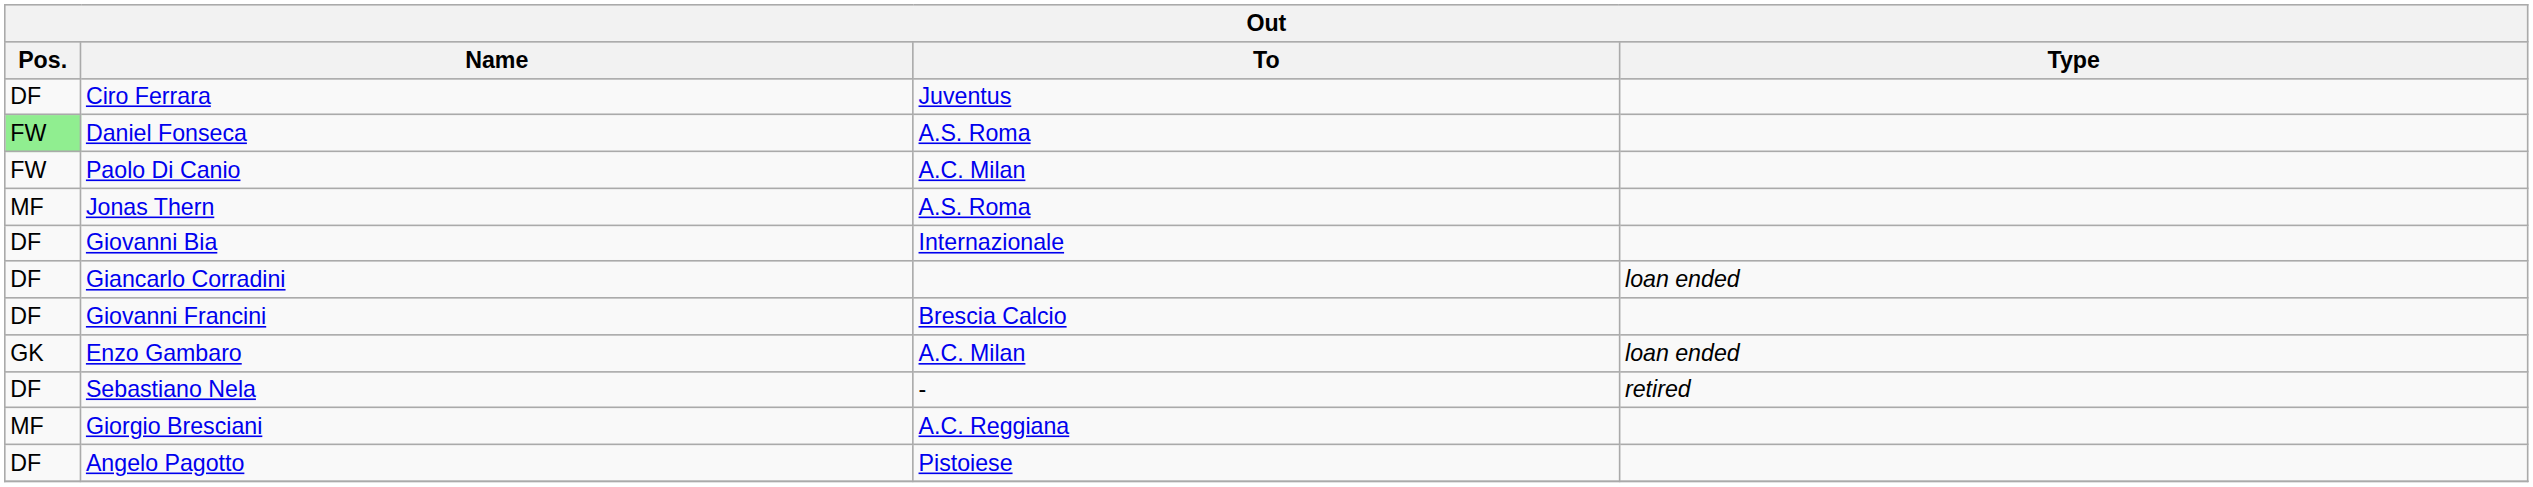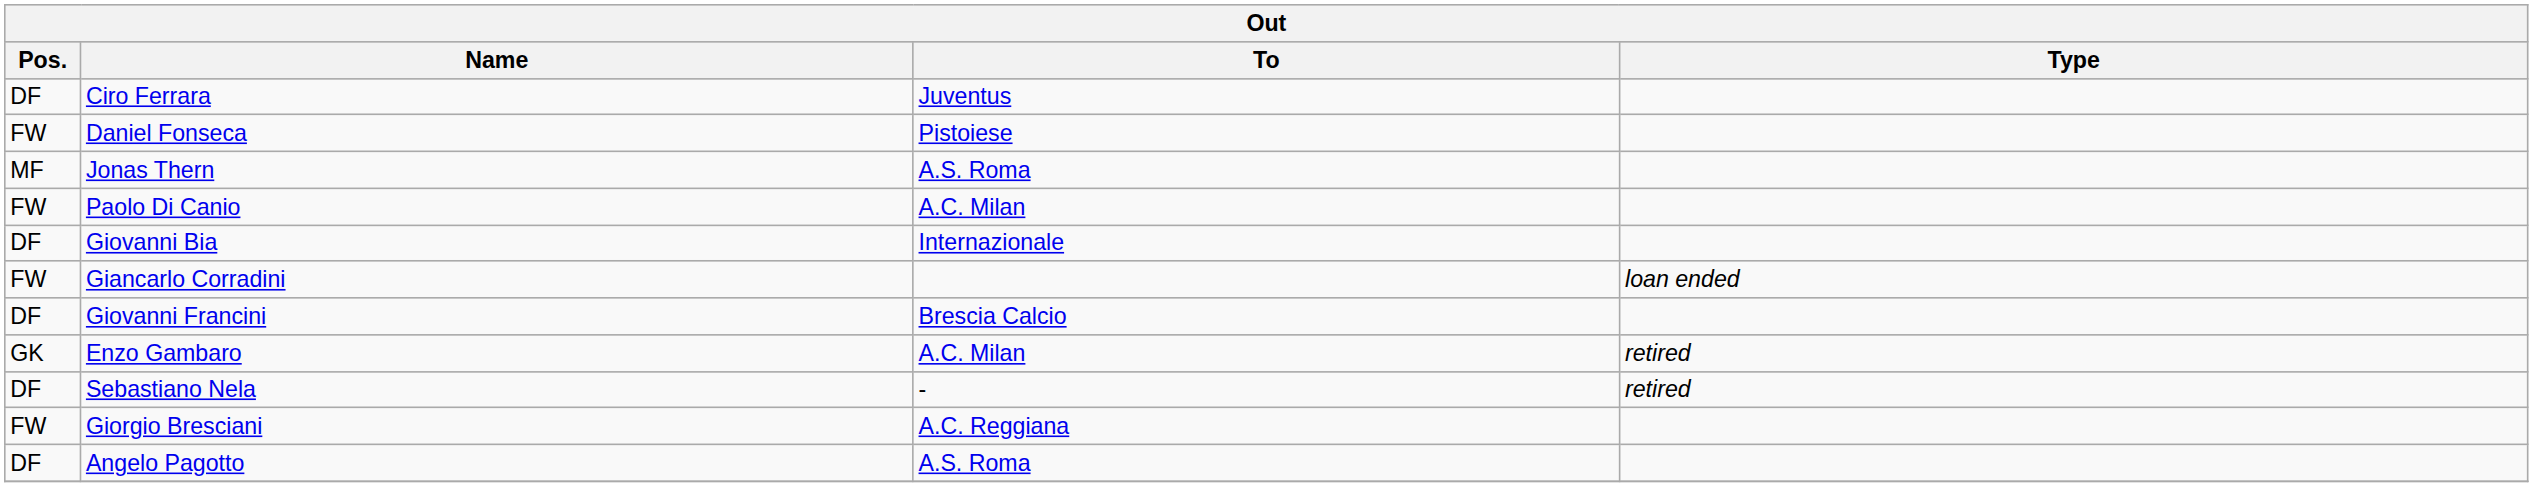(28, 133) lightgreen background -> (28, 133) no background
(975, 133) A.S. Roma -> (966, 133) Pistoiese
rows swapped: (150, 207) <-> (163, 170)
(26, 280) DF -> (28, 280) FW
(1682, 353) loan ended -> (1658, 353) retired
(27, 426) MF -> (28, 426) FW
(966, 463) Pistoiese -> (975, 463) A.S. Roma
